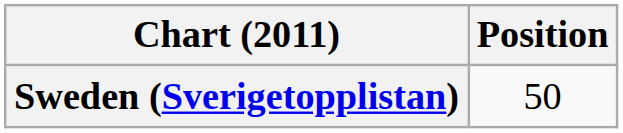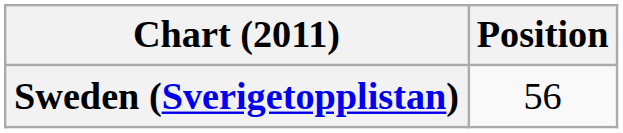(543, 95) 50 -> (543, 95) 56
